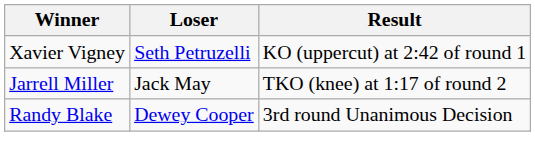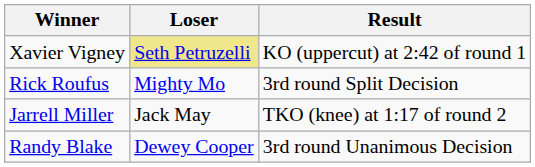(192, 51) no background -> (192, 51) khaki background
+ row: (59, 83)
